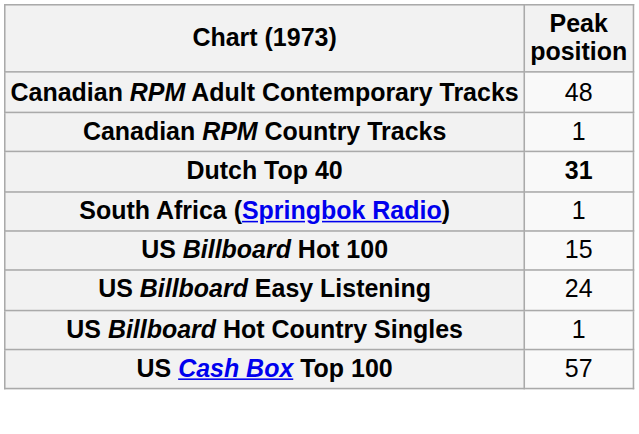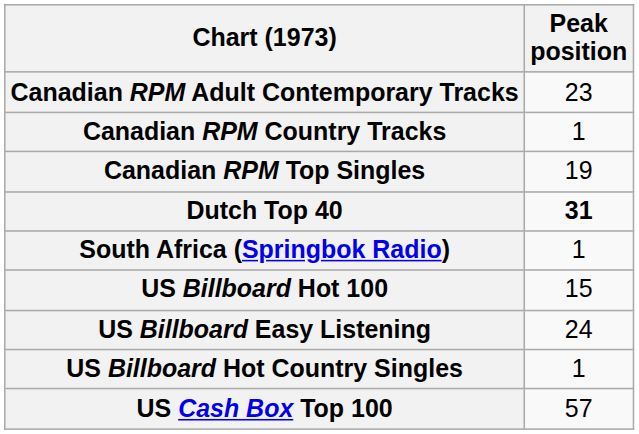(579, 91) 48 -> (579, 91) 23
+ row: (265, 171)
